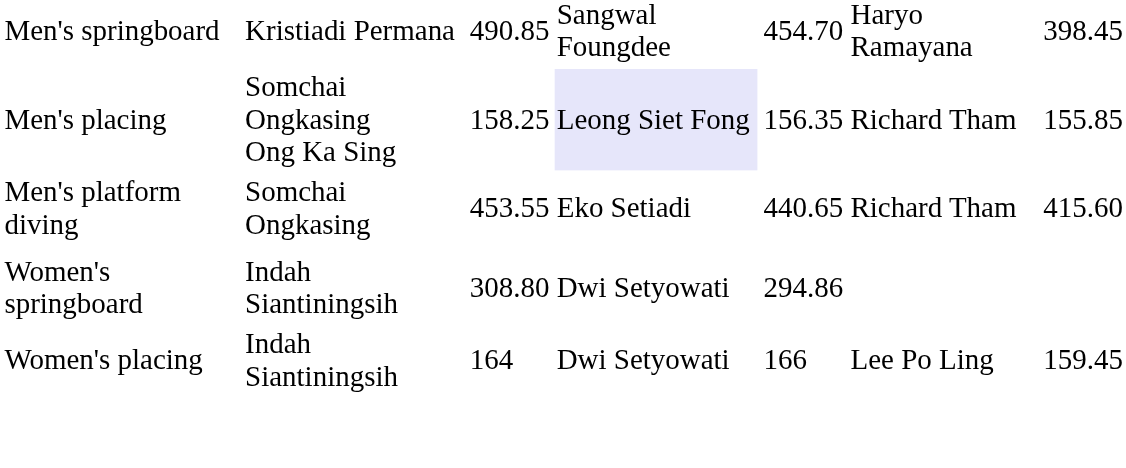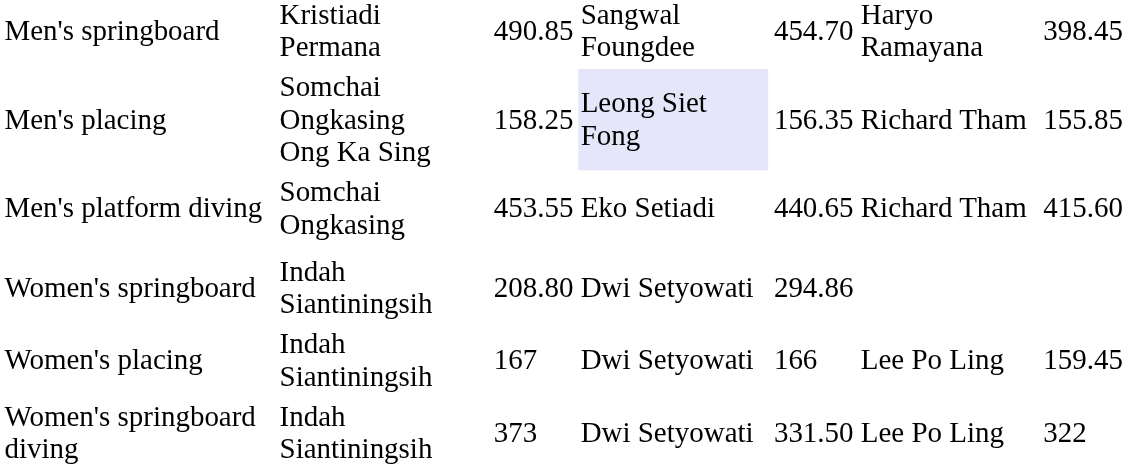(510, 287) 308.80 -> (534, 287) 208.80
(492, 360) 164 -> (515, 360) 167
+ row: (130, 432)
